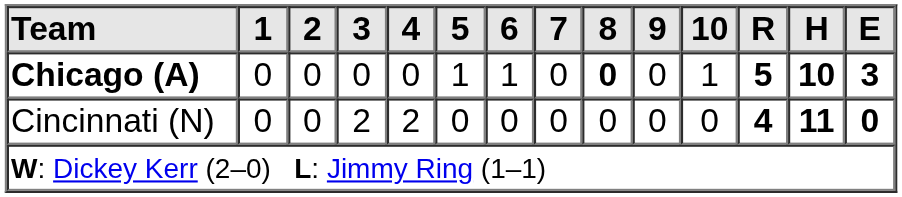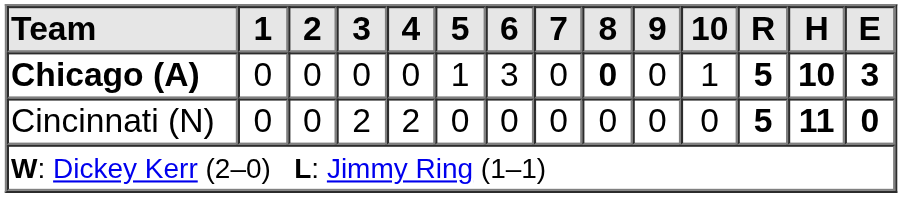(509, 74) 1 -> (509, 74) 3
(763, 121) 4 -> (763, 121) 5
